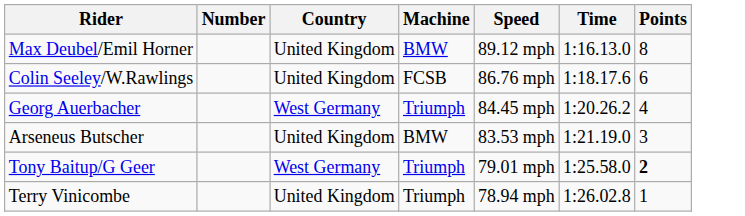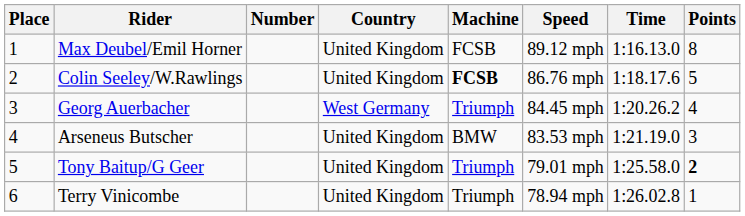+ column: (29, 19)
(425, 49) BMW -> (474, 49) FCSB
(425, 78) normal -> (475, 78) bold
(644, 78) 6 -> (693, 78) 5
(327, 167) West Germany -> (383, 167) United Kingdom
